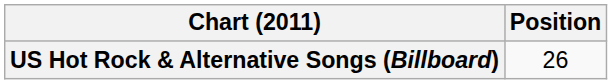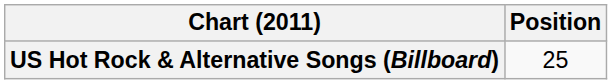(556, 59) 26 -> (556, 59) 25
